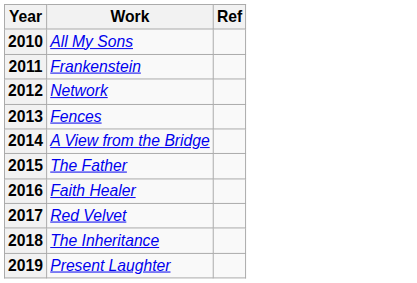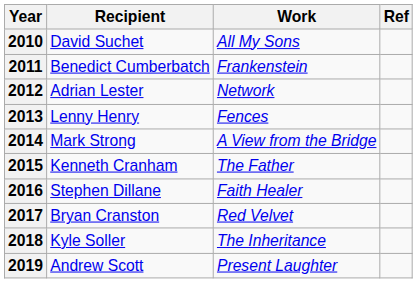+ column: (130, 16)
